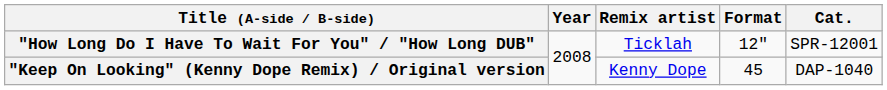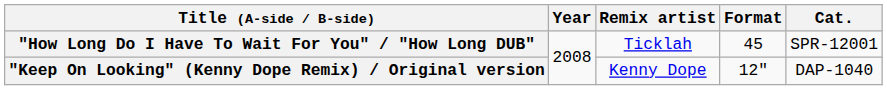(753, 44) 12" -> (753, 44) 45
(753, 71) 45 -> (753, 71) 12"
